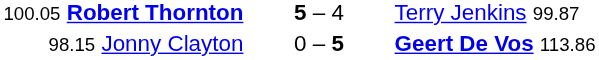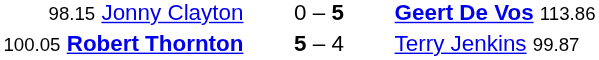rows swapped: (146, 44) <-> (123, 13)
